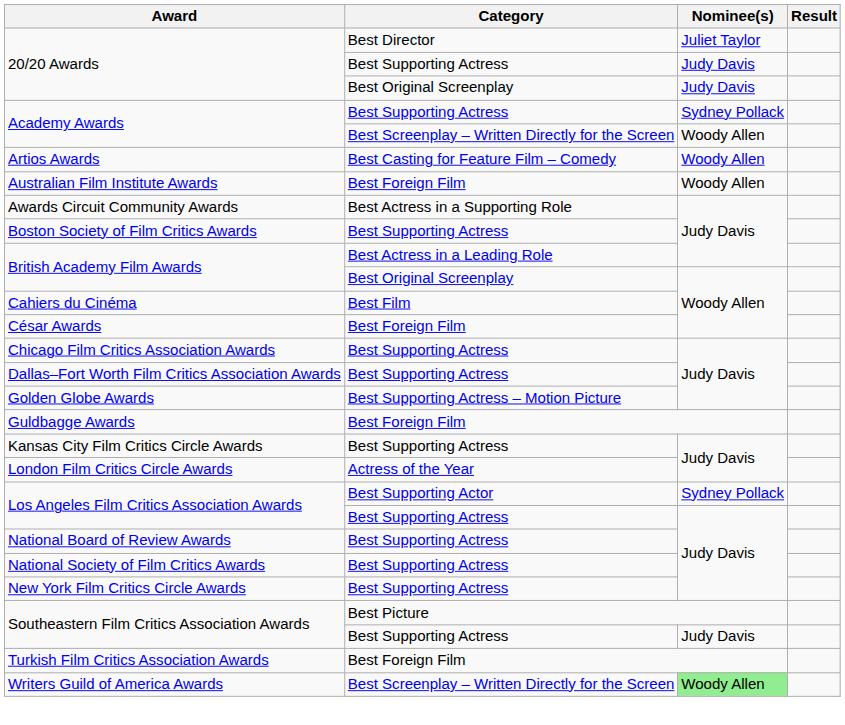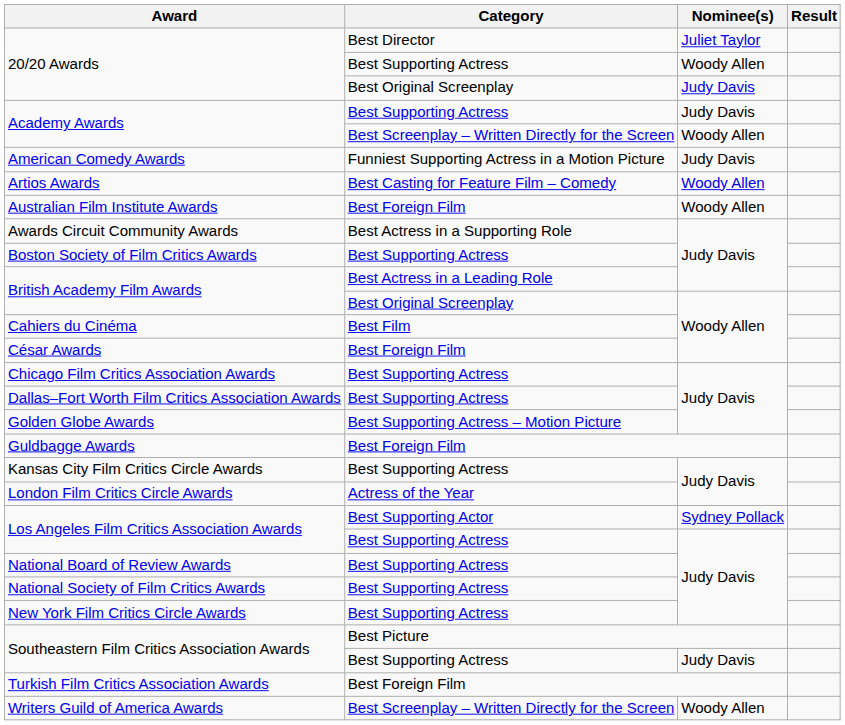(718, 64) Judy Davis -> (723, 64) Woody Allen
(733, 111) Sydney Pollack -> (718, 111) Judy Davis
+ row: (96, 159)
(723, 684) lightgreen background -> (723, 708) no background
